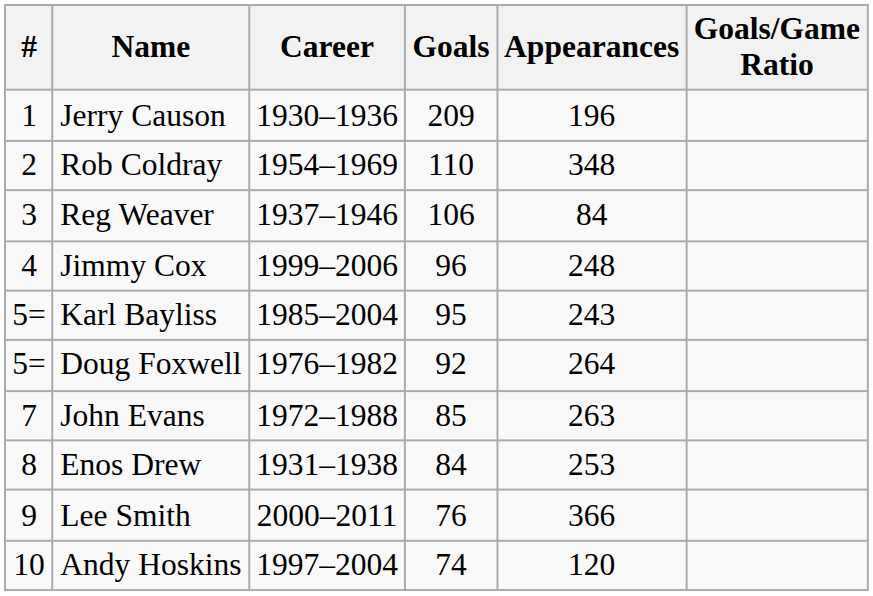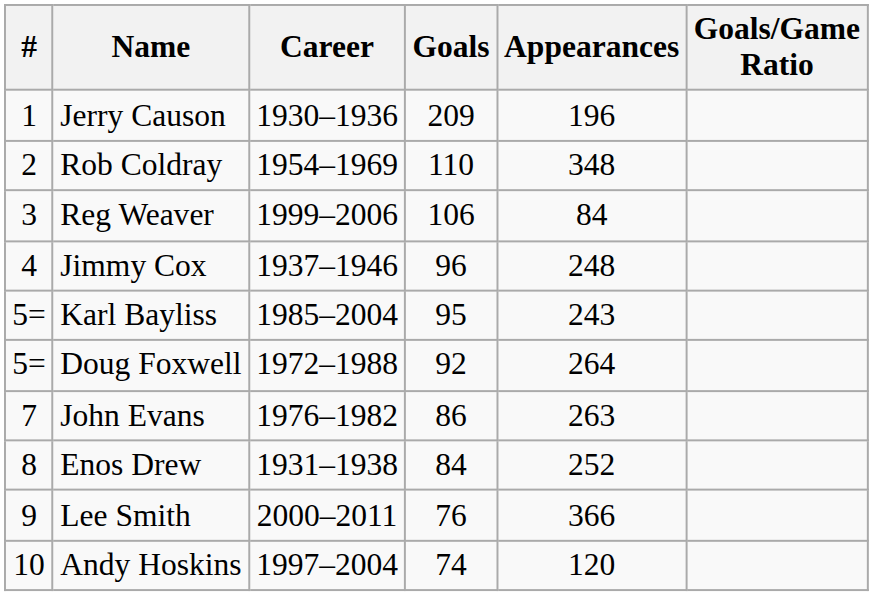(327, 214) 1937–1946 -> (327, 214) 1999–2006
(327, 264) 1999–2006 -> (327, 264) 1937–1946
(327, 364) 1976–1982 -> (327, 364) 1972–1988
(327, 414) 1972–1988 -> (327, 414) 1976–1982
(451, 414) 85 -> (451, 414) 86
(592, 464) 253 -> (592, 464) 252
